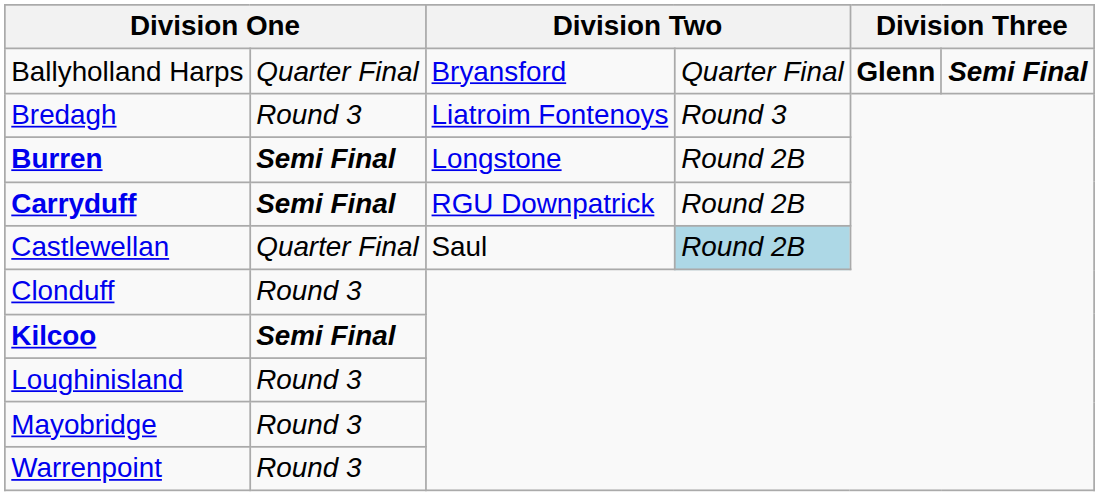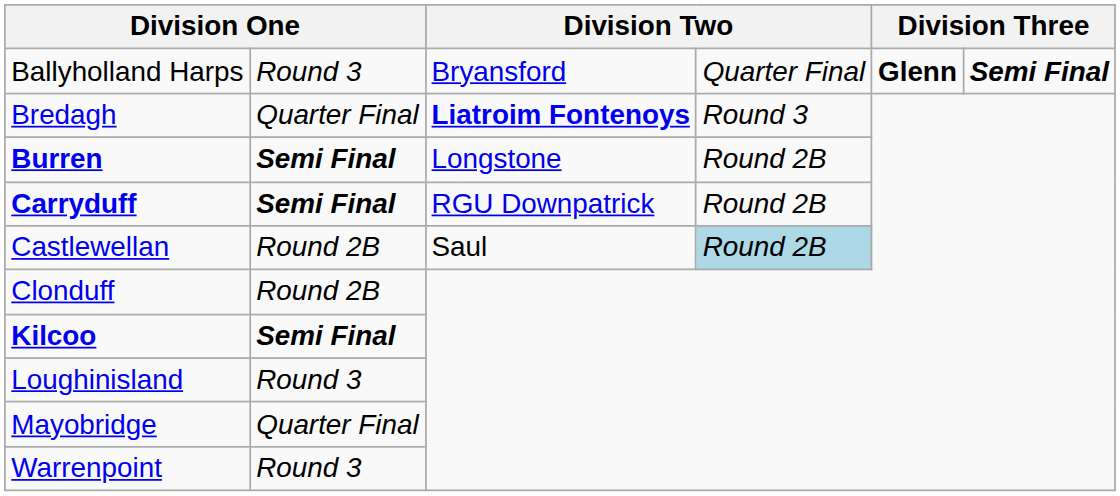(337, 70) Quarter Final -> (309, 70) Round 3
(309, 114) Round 3 -> (337, 114) Quarter Final
(550, 114) normal -> (561, 114) bold
(337, 247) Quarter Final -> (318, 247) Round 2B
(309, 291) Round 3 -> (318, 291) Round 2B
(309, 423) Round 3 -> (337, 423) Quarter Final
